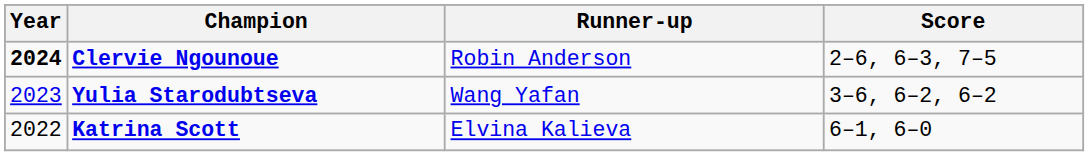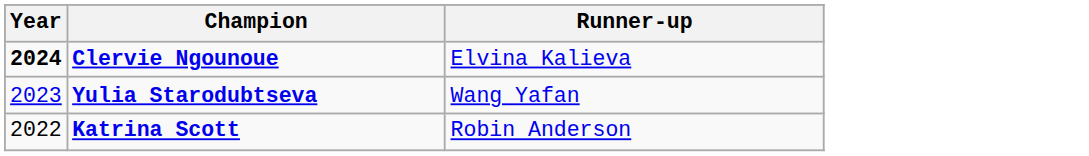- column: (953, 23)
(541, 59) Robin Anderson -> (541, 59) Elvina Kalieva
(541, 131) Elvina Kalieva -> (541, 131) Robin Anderson
